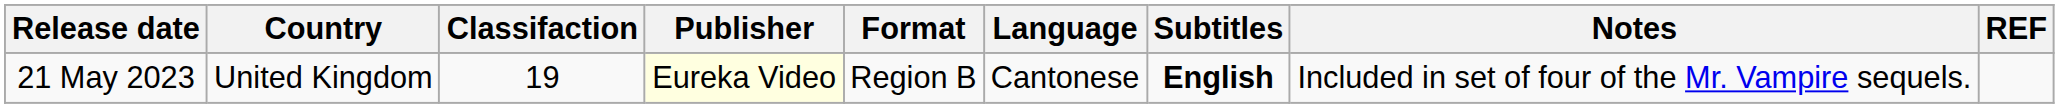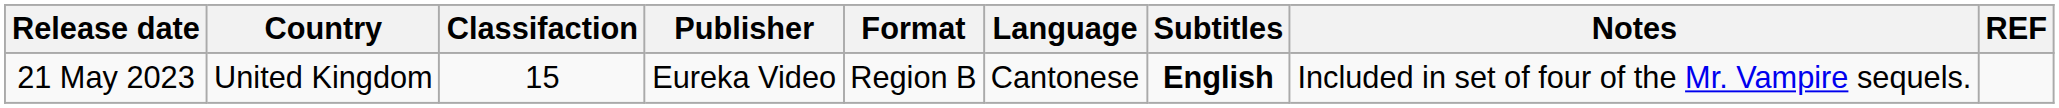(542, 77) 19 -> (542, 77) 15
(744, 77) lightyellow background -> (744, 77) no background
